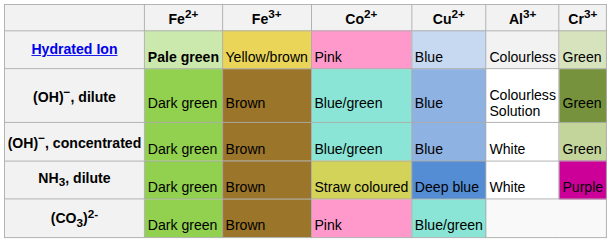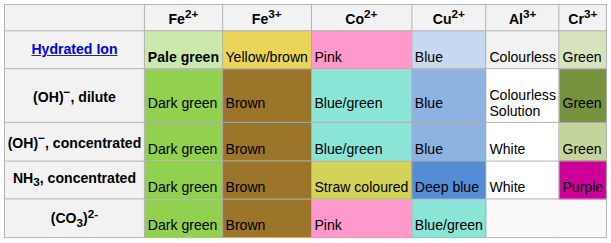- row: (74, 180)
+ row: (74, 180)
